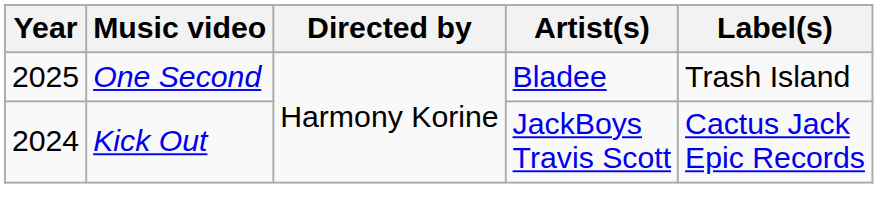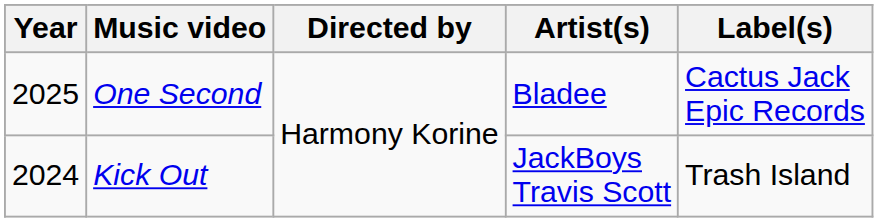(768, 76) Trash Island -> (775, 93) Cactus Jack Epic Records
(775, 141) Cactus Jack Epic Records -> (768, 175) Trash Island
